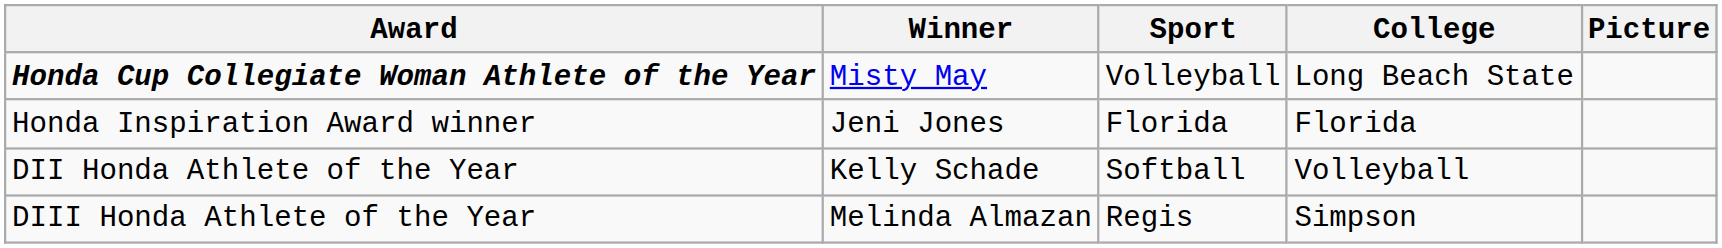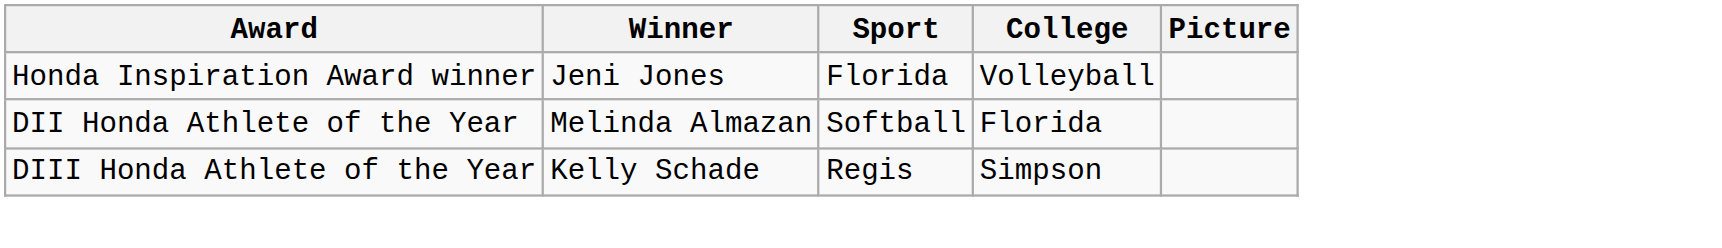- row: (414, 76)
(1356, 124) Florida -> (1067, 76) Volleyball
(935, 171) Kelly Schade -> (681, 124) Melinda Almazan
(1382, 171) Volleyball -> (1041, 124) Florida
(961, 219) Melinda Almazan -> (655, 171) Kelly Schade
